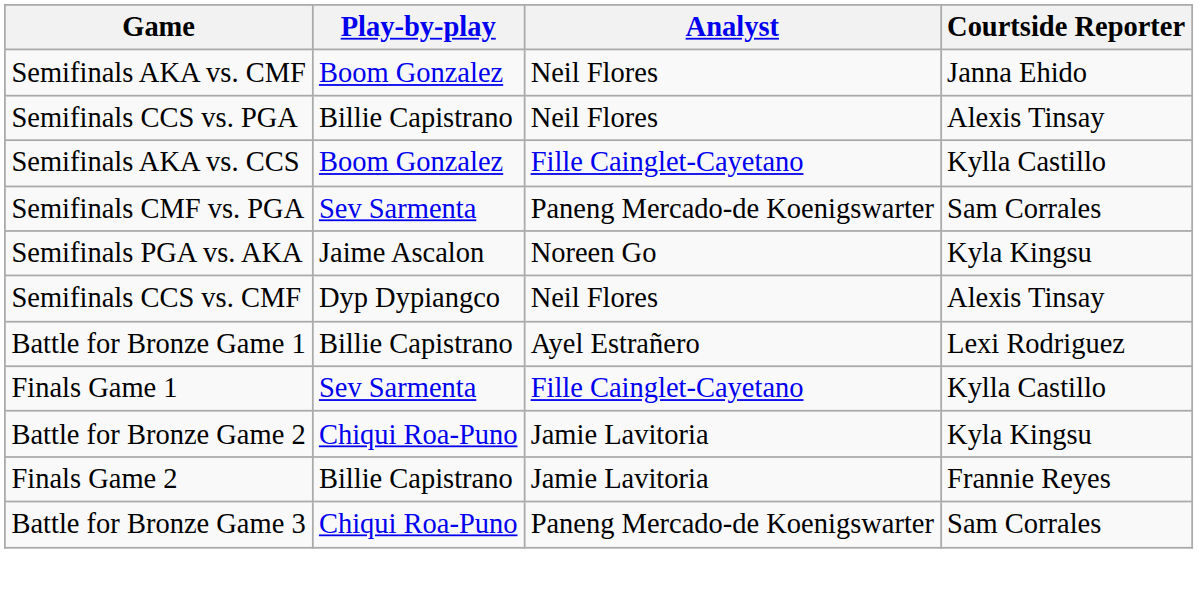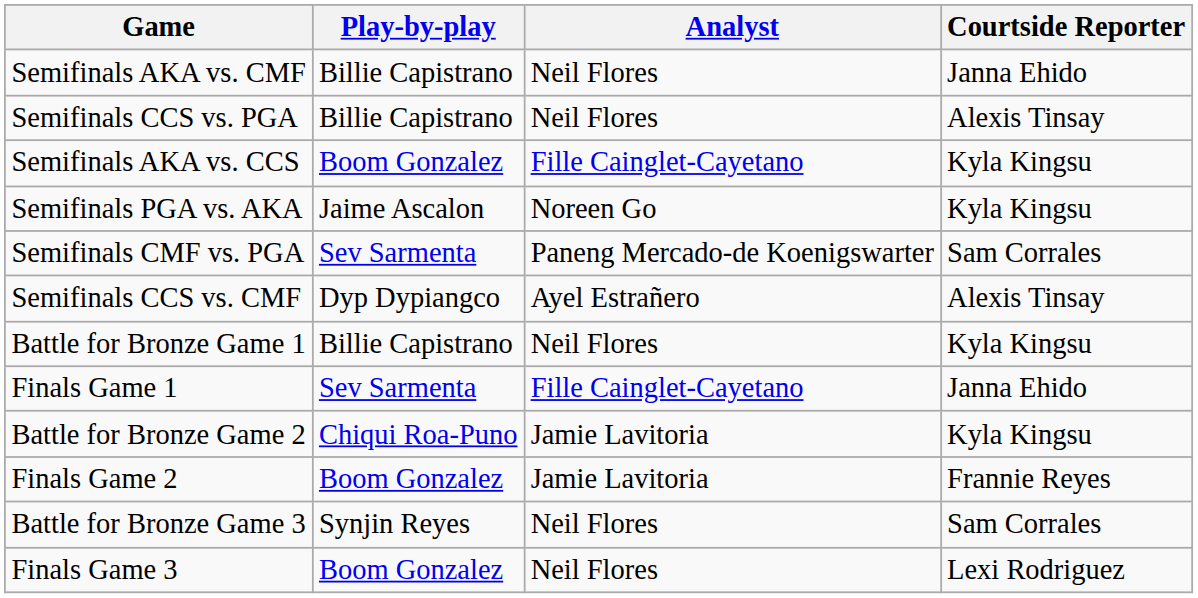(411, 72) Boom Gonzalez -> (416, 72) Billie Capistrano
(1027, 162) Kylla Castillo -> (1019, 162) Kyla Kingsu
rows swapped: (158, 207) <-> (157, 252)
(594, 298) Neil Flores -> (615, 298) Ayel Estrañero
(615, 343) Ayel Estrañero -> (594, 343) Neil Flores
(1036, 343) Lexi Rodriguez -> (1019, 343) Kyla Kingsu
(1027, 388) Kylla Castillo -> (1017, 388) Janna Ehido
(416, 478) Billie Capistrano -> (411, 478) Boom Gonzalez
(418, 523) Chiqui Roa-Puno -> (394, 523) Synjin Reyes
(732, 523) Paneng Mercado-de Koenigswarter -> (594, 523) Neil Flores
+ row: (95, 569)
